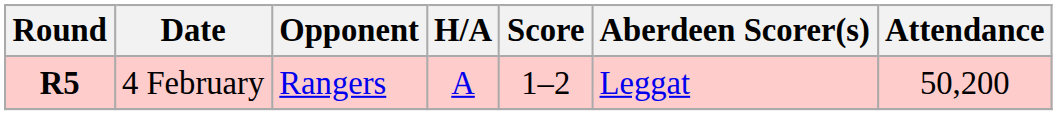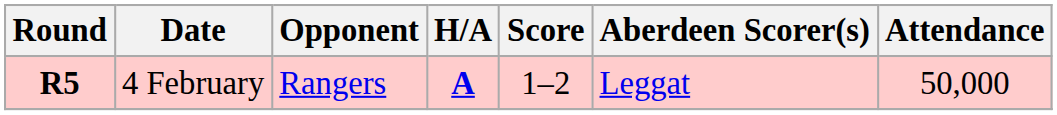(463, 82) normal -> (463, 82) bold
(965, 82) 50,200 -> (965, 82) 50,000
